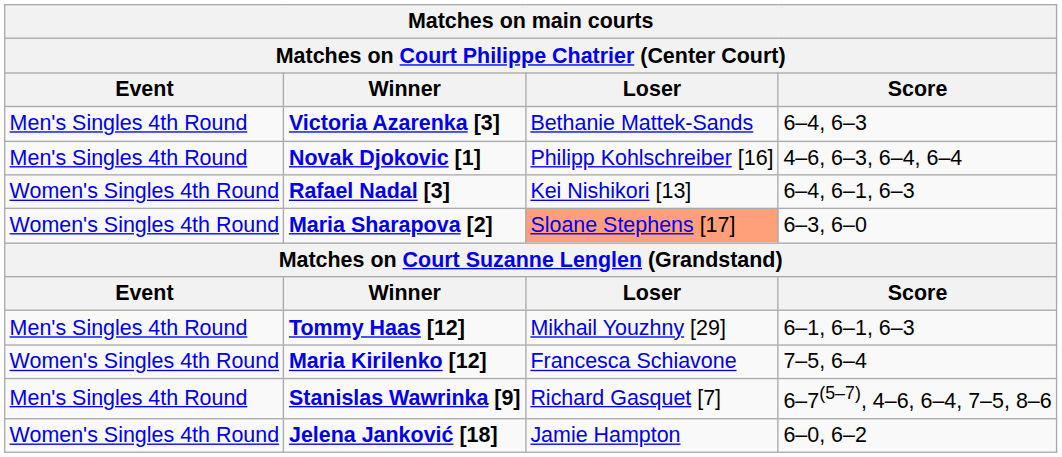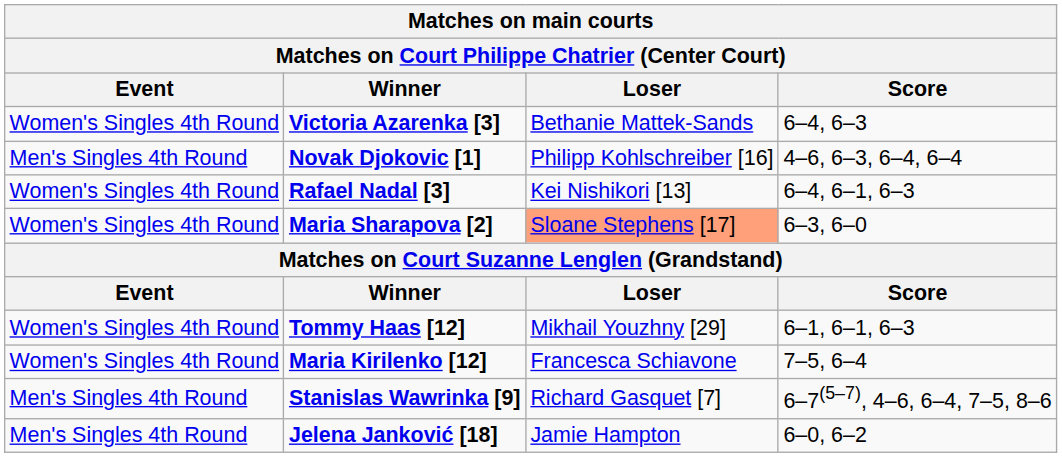(128, 123) Men's Singles 4th Round -> (144, 123) Women's Singles 4th Round
(128, 327) Men's Singles 4th Round -> (144, 327) Women's Singles 4th Round
(144, 435) Women's Singles 4th Round -> (128, 435) Men's Singles 4th Round
